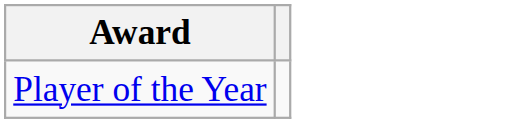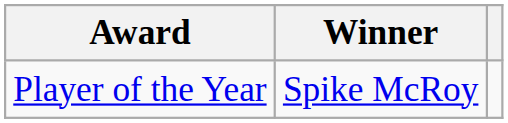+ column: (381, 32)
